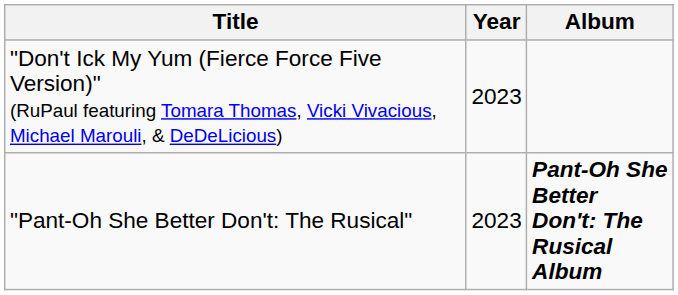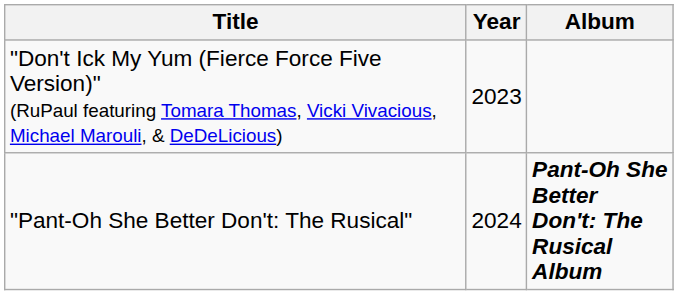(497, 220) 2023 -> (497, 220) 2024
